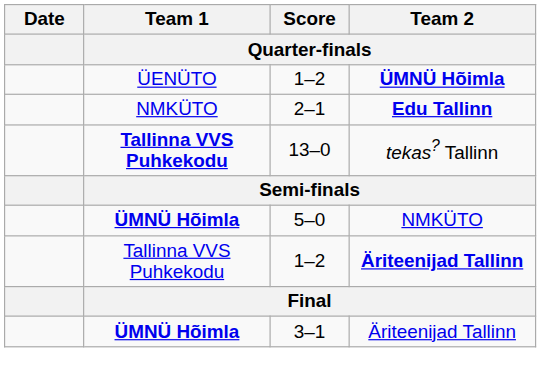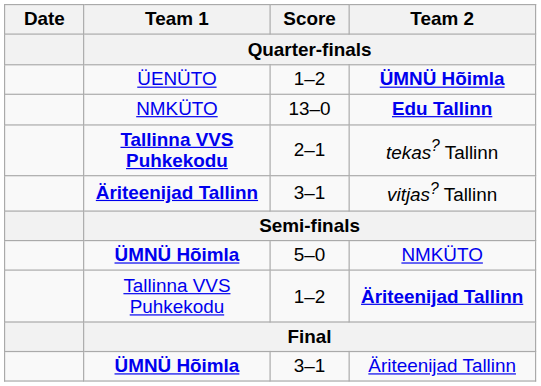(310, 109) 2–1 -> (310, 109) 13–0
(310, 149) 13–0 -> (310, 149) 2–1
+ row: (177, 192)
